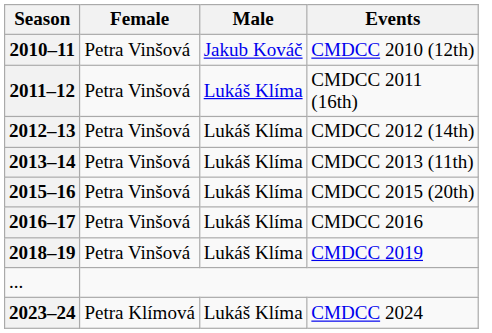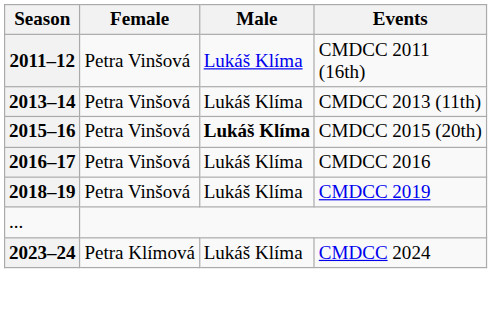- row: (393, 49)
- row: (393, 131)
(253, 191) normal -> (257, 131) bold
